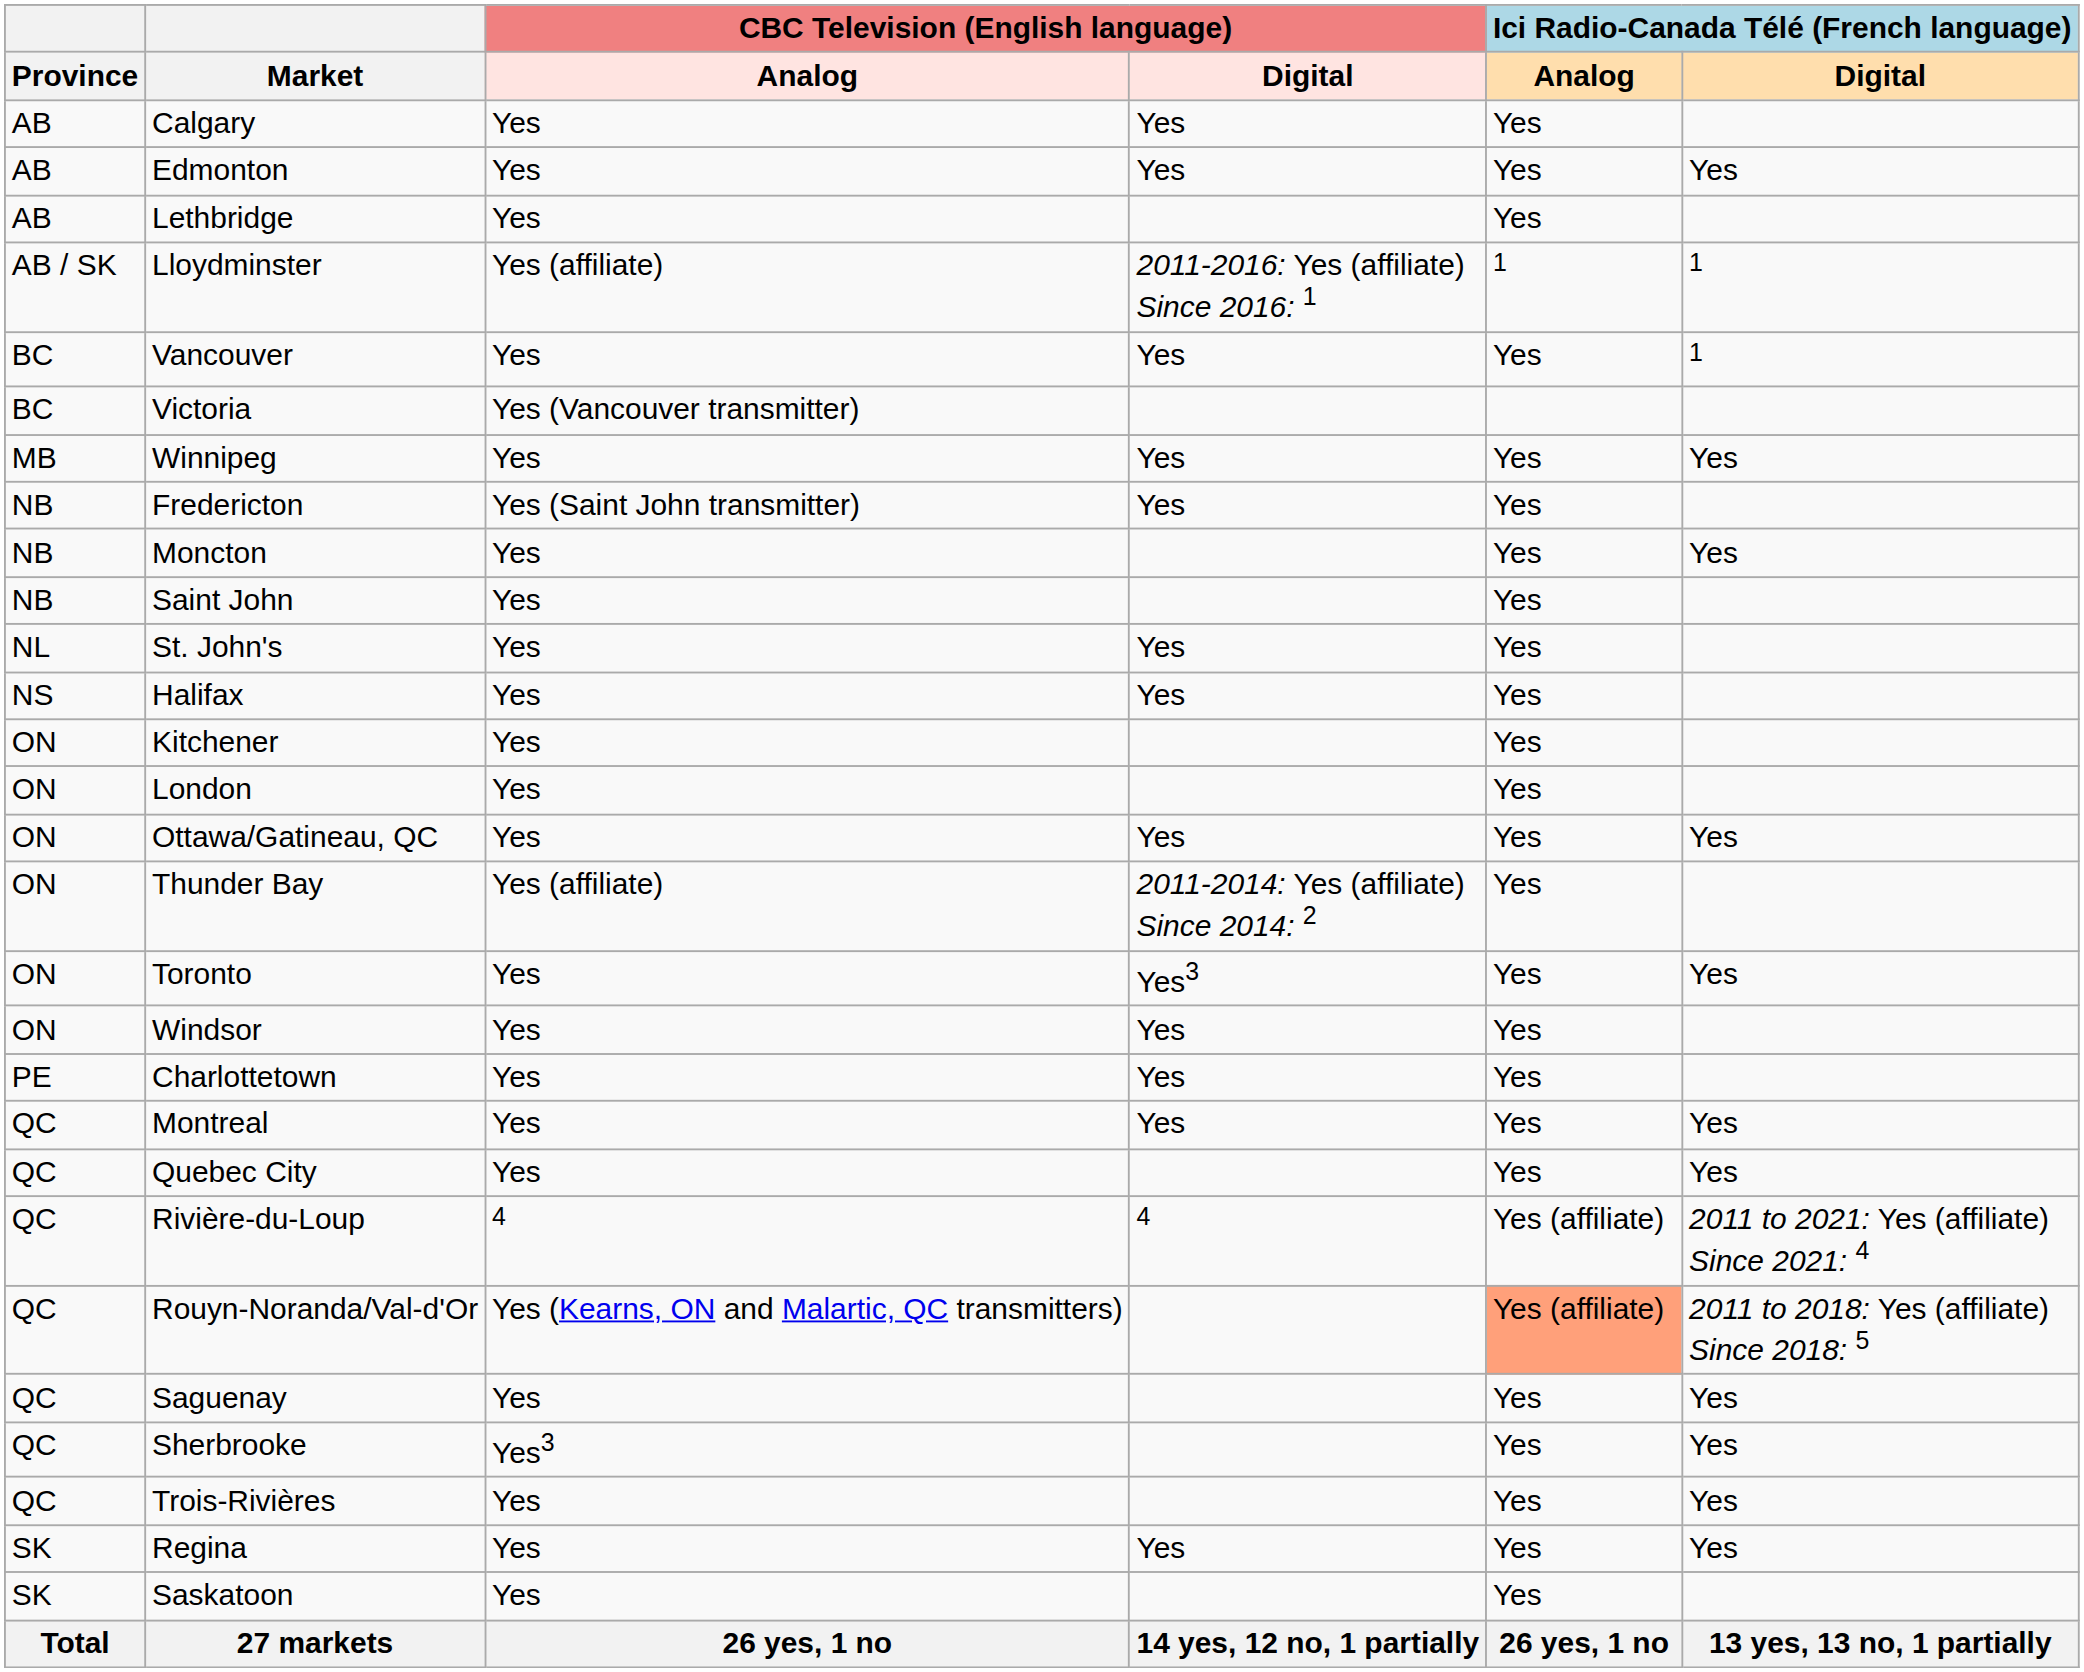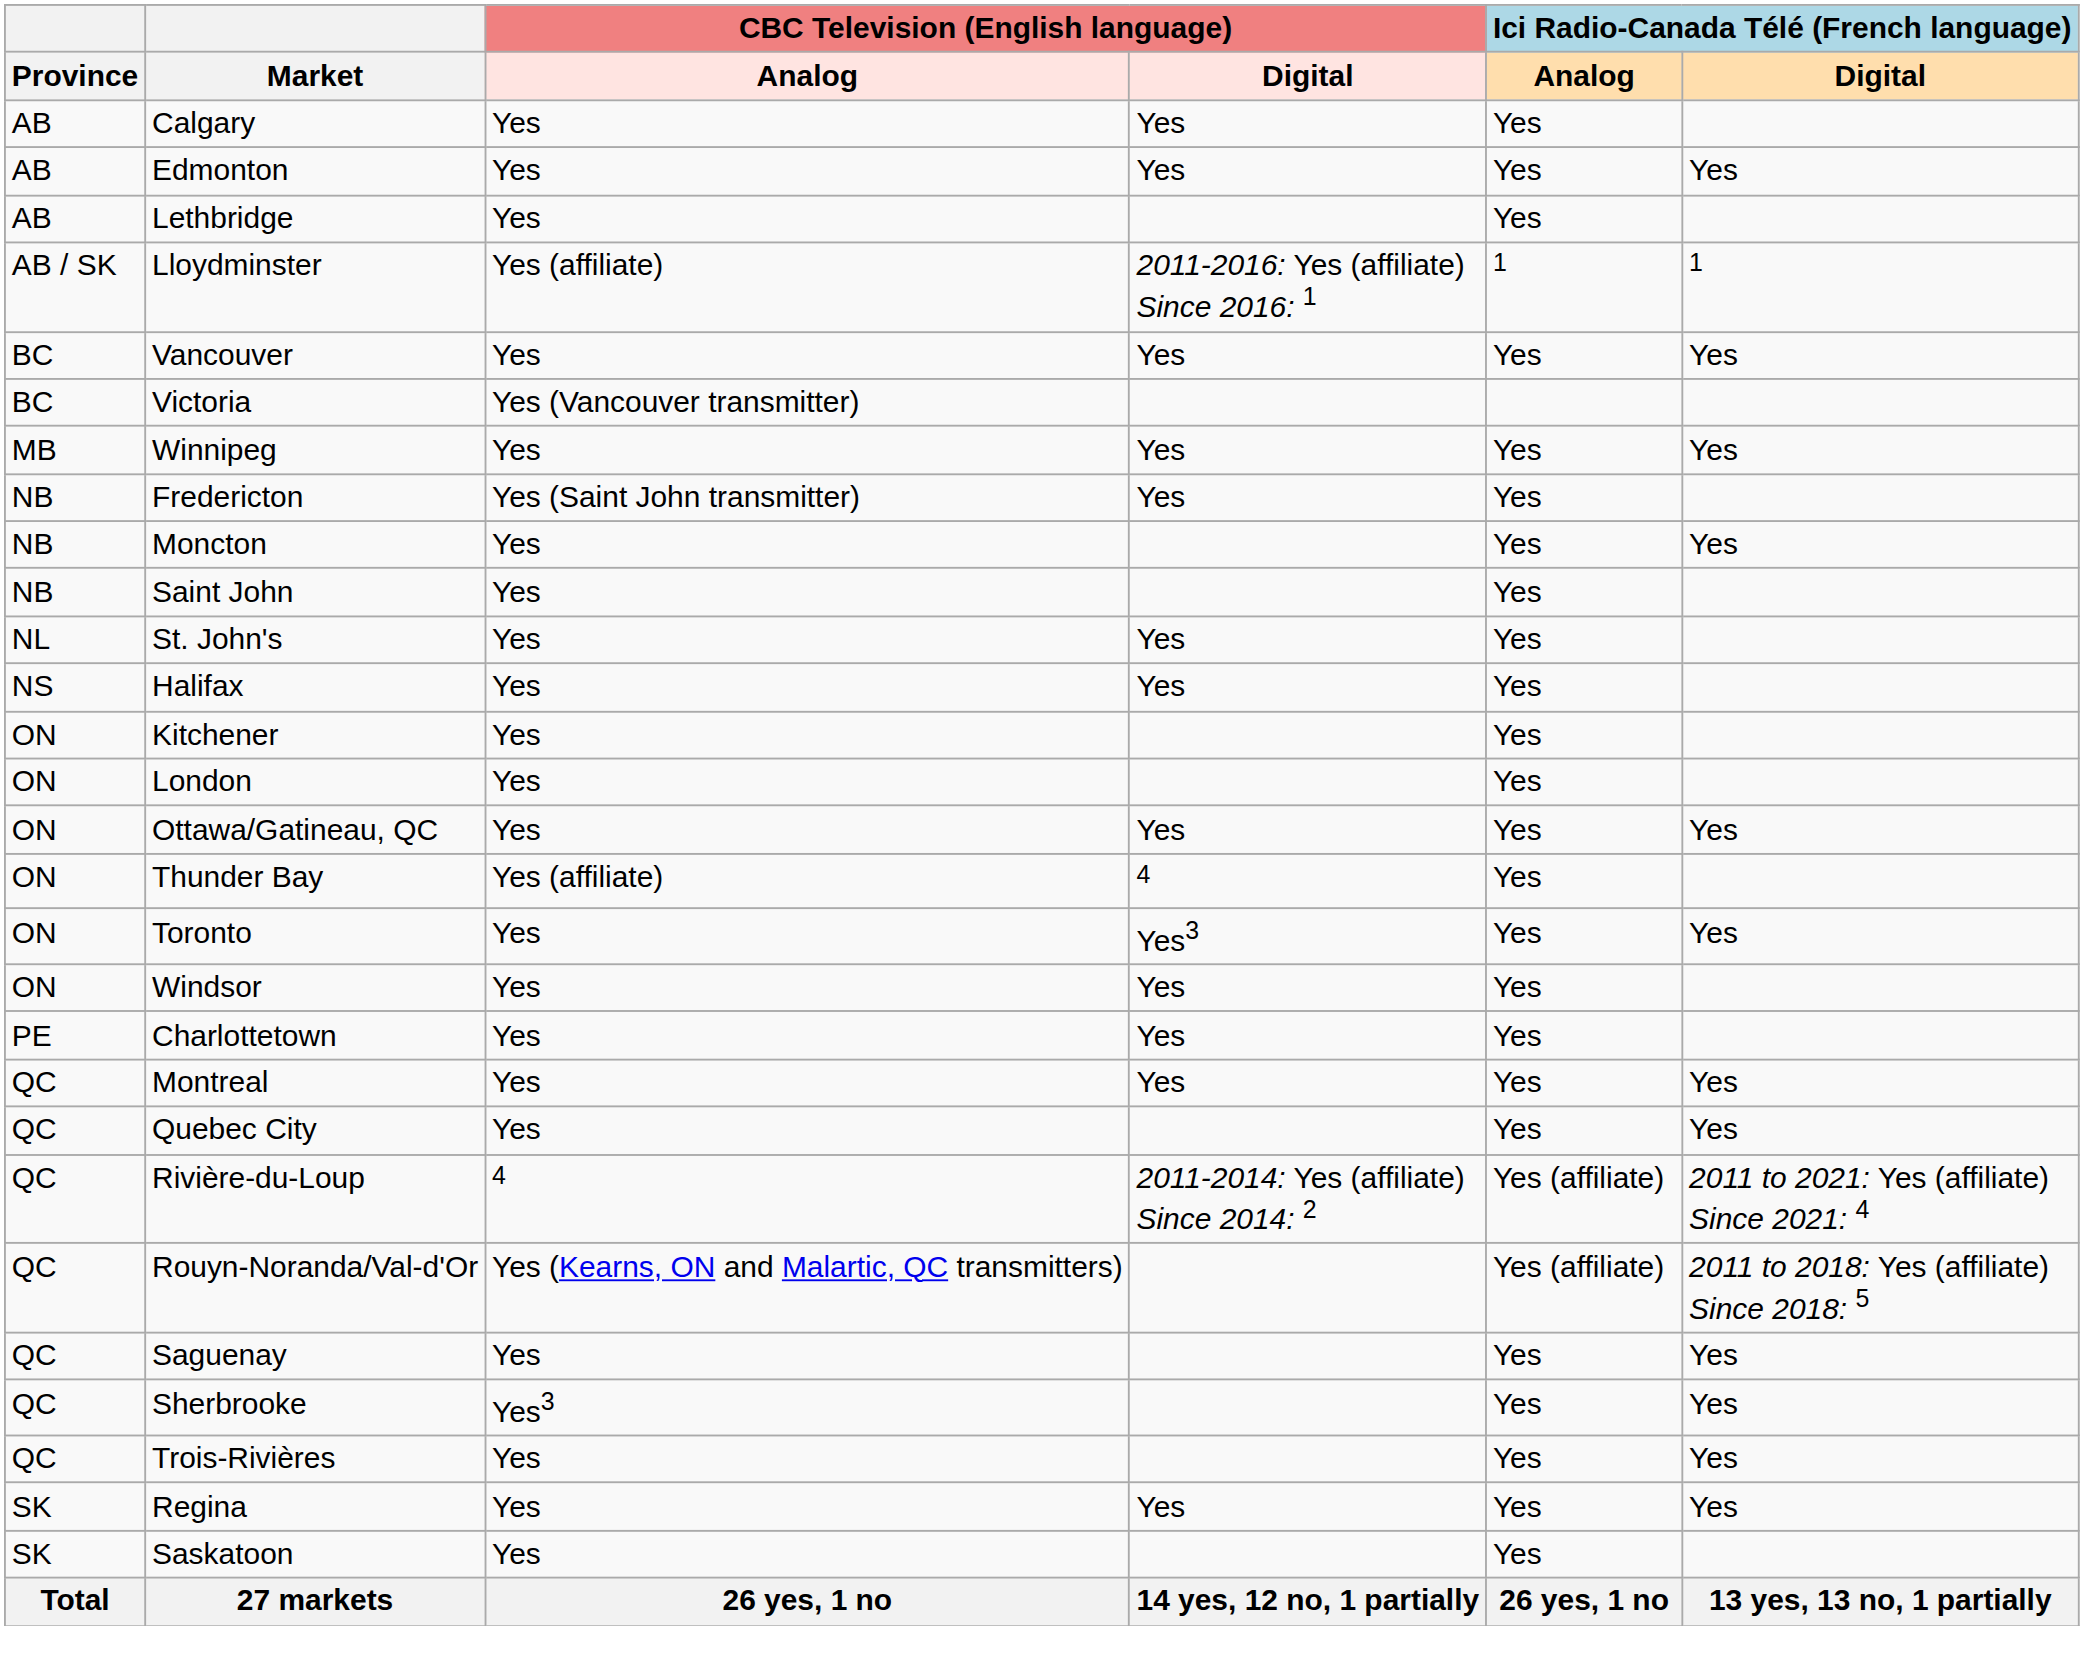(1696, 352) 1 -> (1714, 354) Yes
(1301, 905) 2011-2014: Yes (affiliate) Since 2014: 2 -> (1143, 874) 4
(1143, 1217) 4 -> (1301, 1198) 2011-2014: Yes (affiliate) Since 2014: 2
(1579, 1308) lightsalmon background -> (1579, 1266) no background
